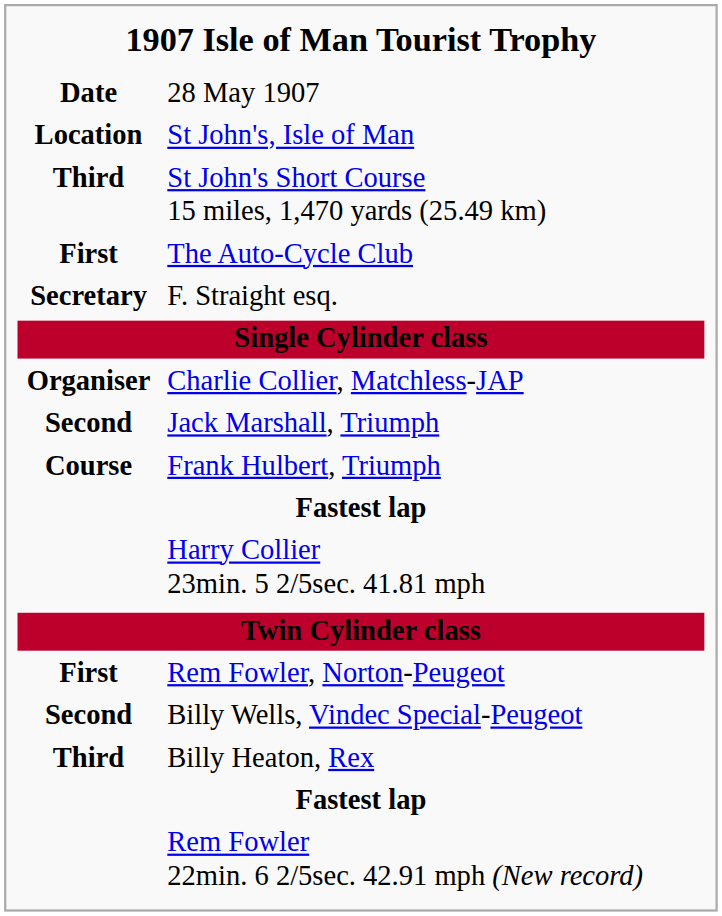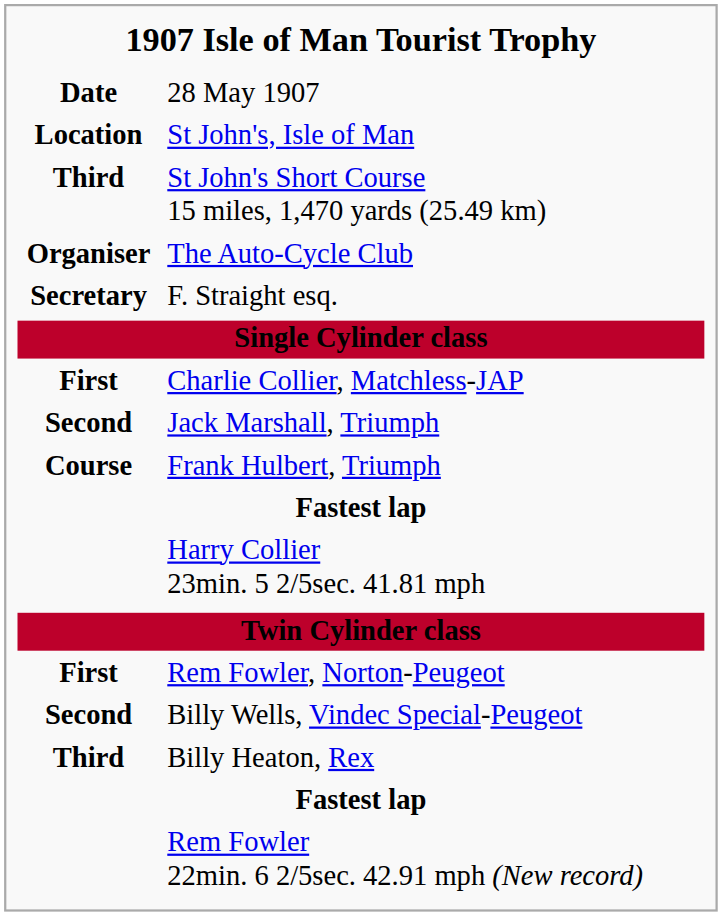(89, 253) First -> (89, 253) Organiser
(89, 380) Organiser -> (89, 380) First
